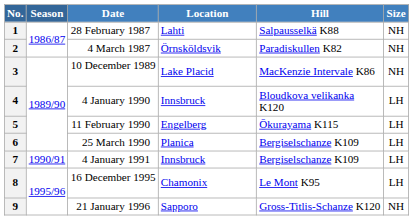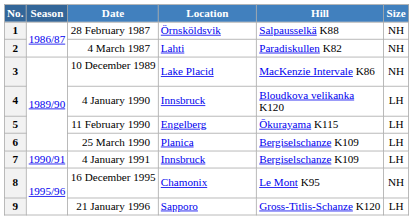(173, 30) Lahti -> (191, 30) Örnsköldsvik
(191, 48) Örnsköldsvik -> (173, 48) Lahti
(396, 183) LH -> (396, 183) NH
(396, 206) NH -> (396, 206) LH
